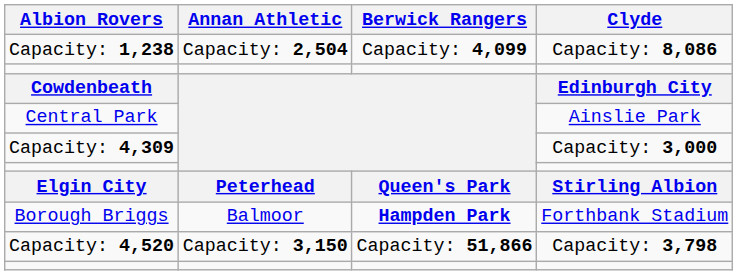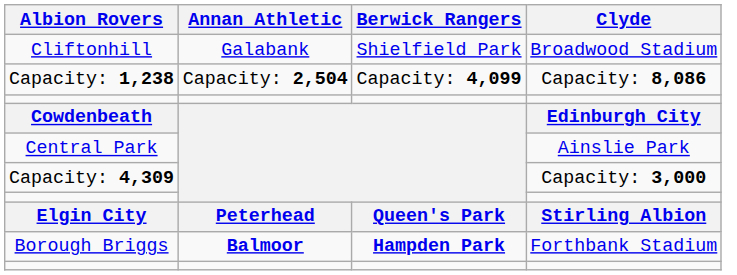+ row: (92, 50)
(265, 216) normal -> (265, 246) bold
- row: (92, 246)
